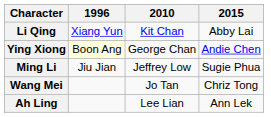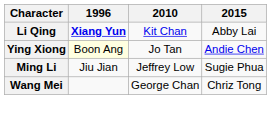(97, 31) normal -> (98, 31) bold
(162, 49) George Chan -> (165, 49) Jo Tan
(162, 85) Jo Tan -> (165, 85) George Chan
- row: (36, 103)
